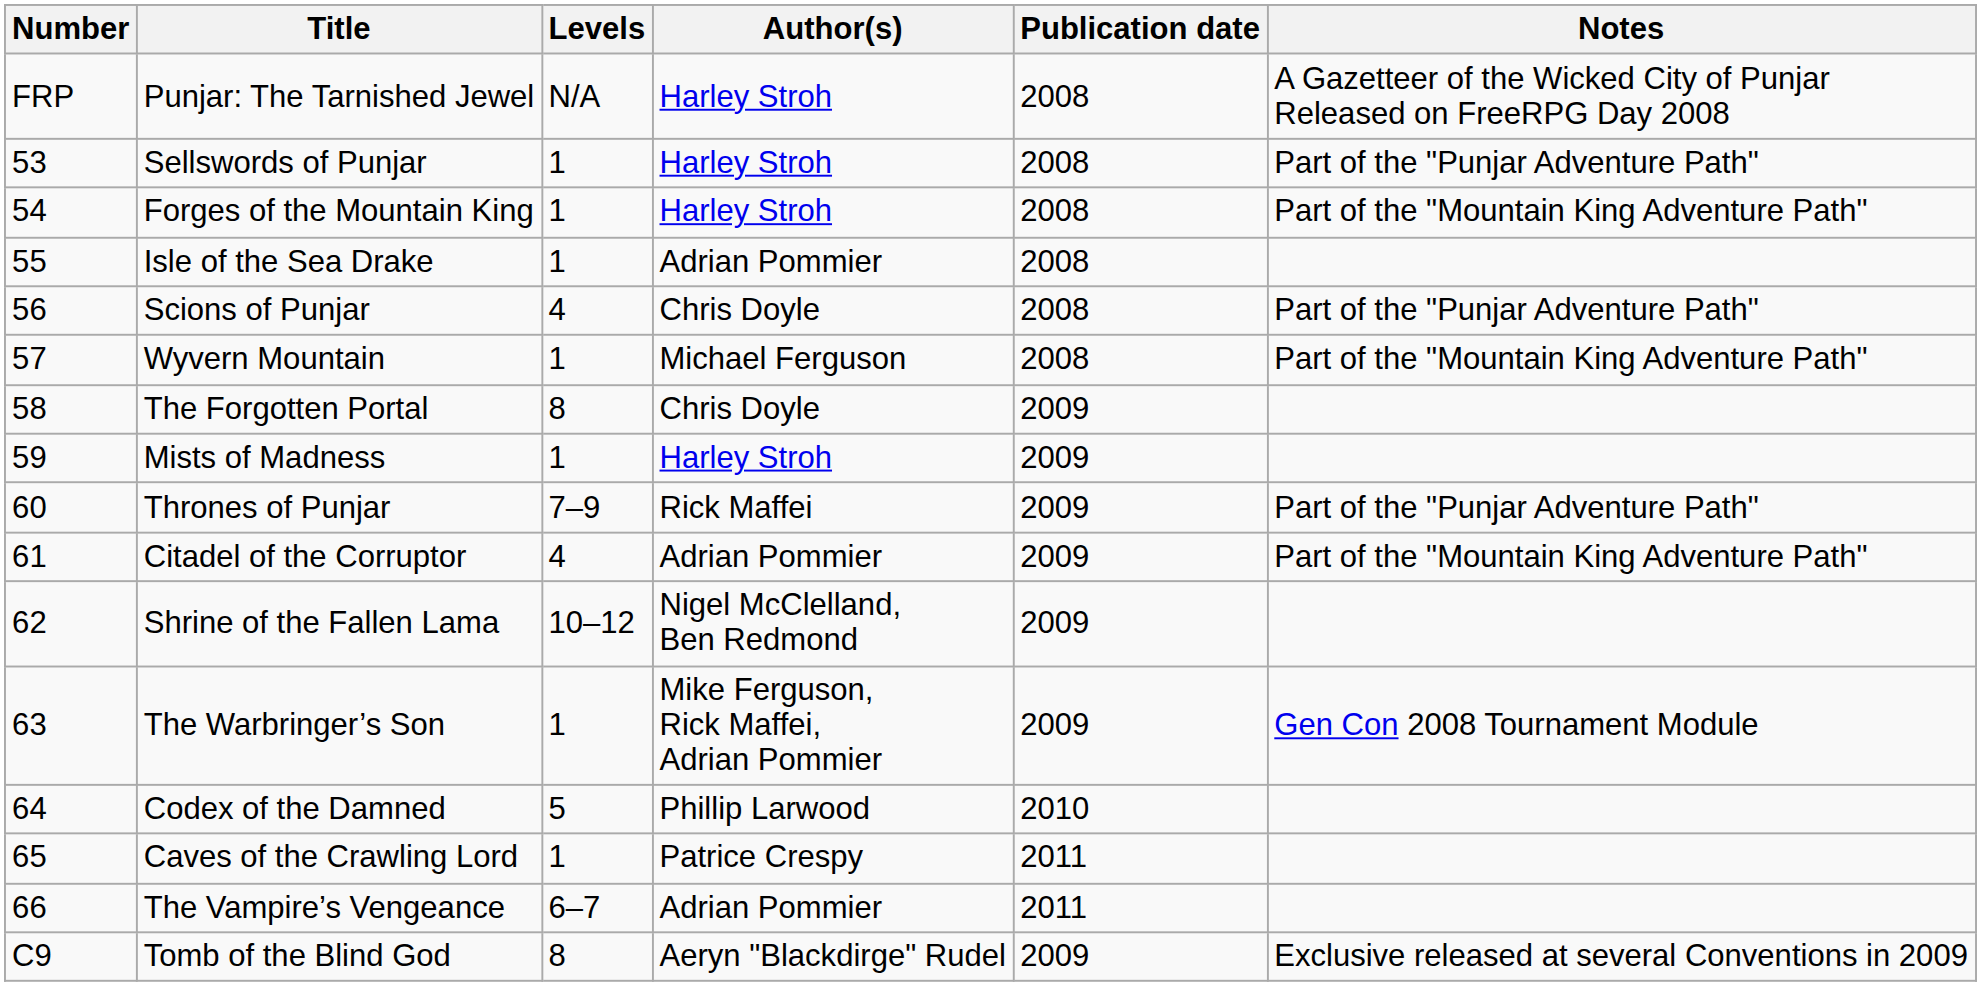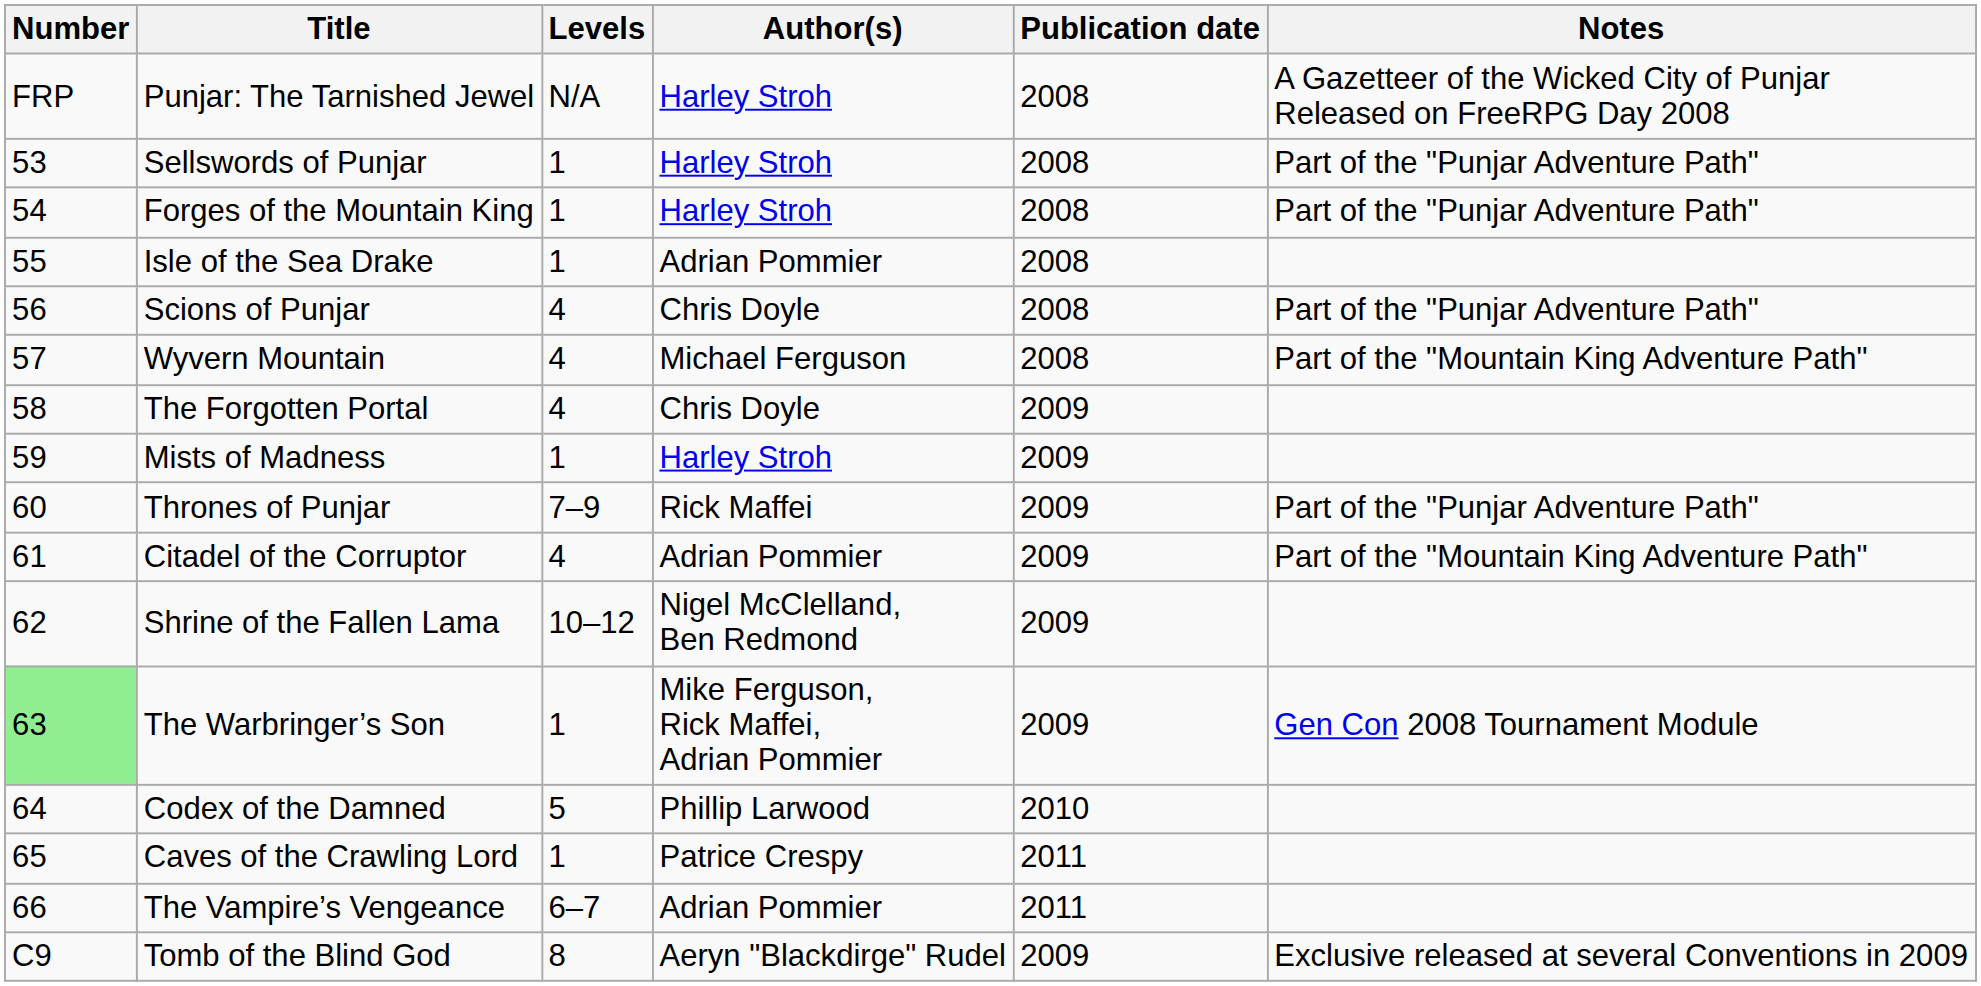(1571, 211) Part of the "Mountain King Adventure Path" -> (1517, 211) Part of the "Punjar Adventure Path"
(557, 359) 1 -> (557, 359) 4
(557, 408) 8 -> (557, 408) 4
(29, 724) no background -> (29, 724) lightgreen background
